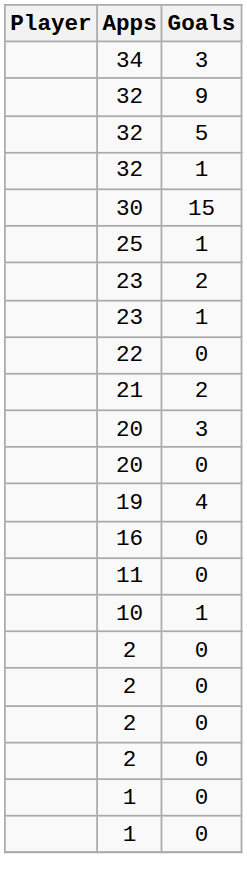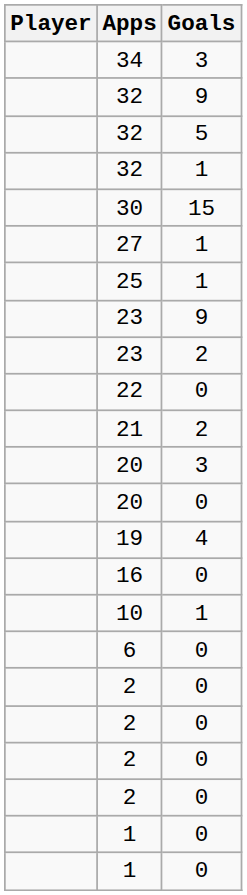+ row: (130, 245)
+ row: (130, 318)
- row: (130, 318)
- row: (130, 576)
+ row: (130, 650)
